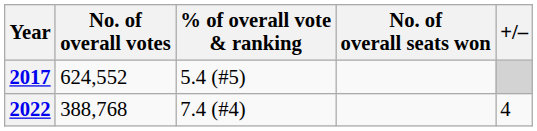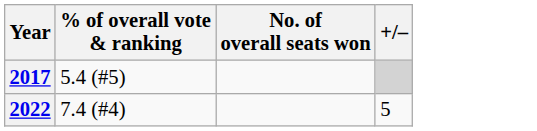- column: (116, 32)
(505, 109) 4 -> (385, 109) 5
